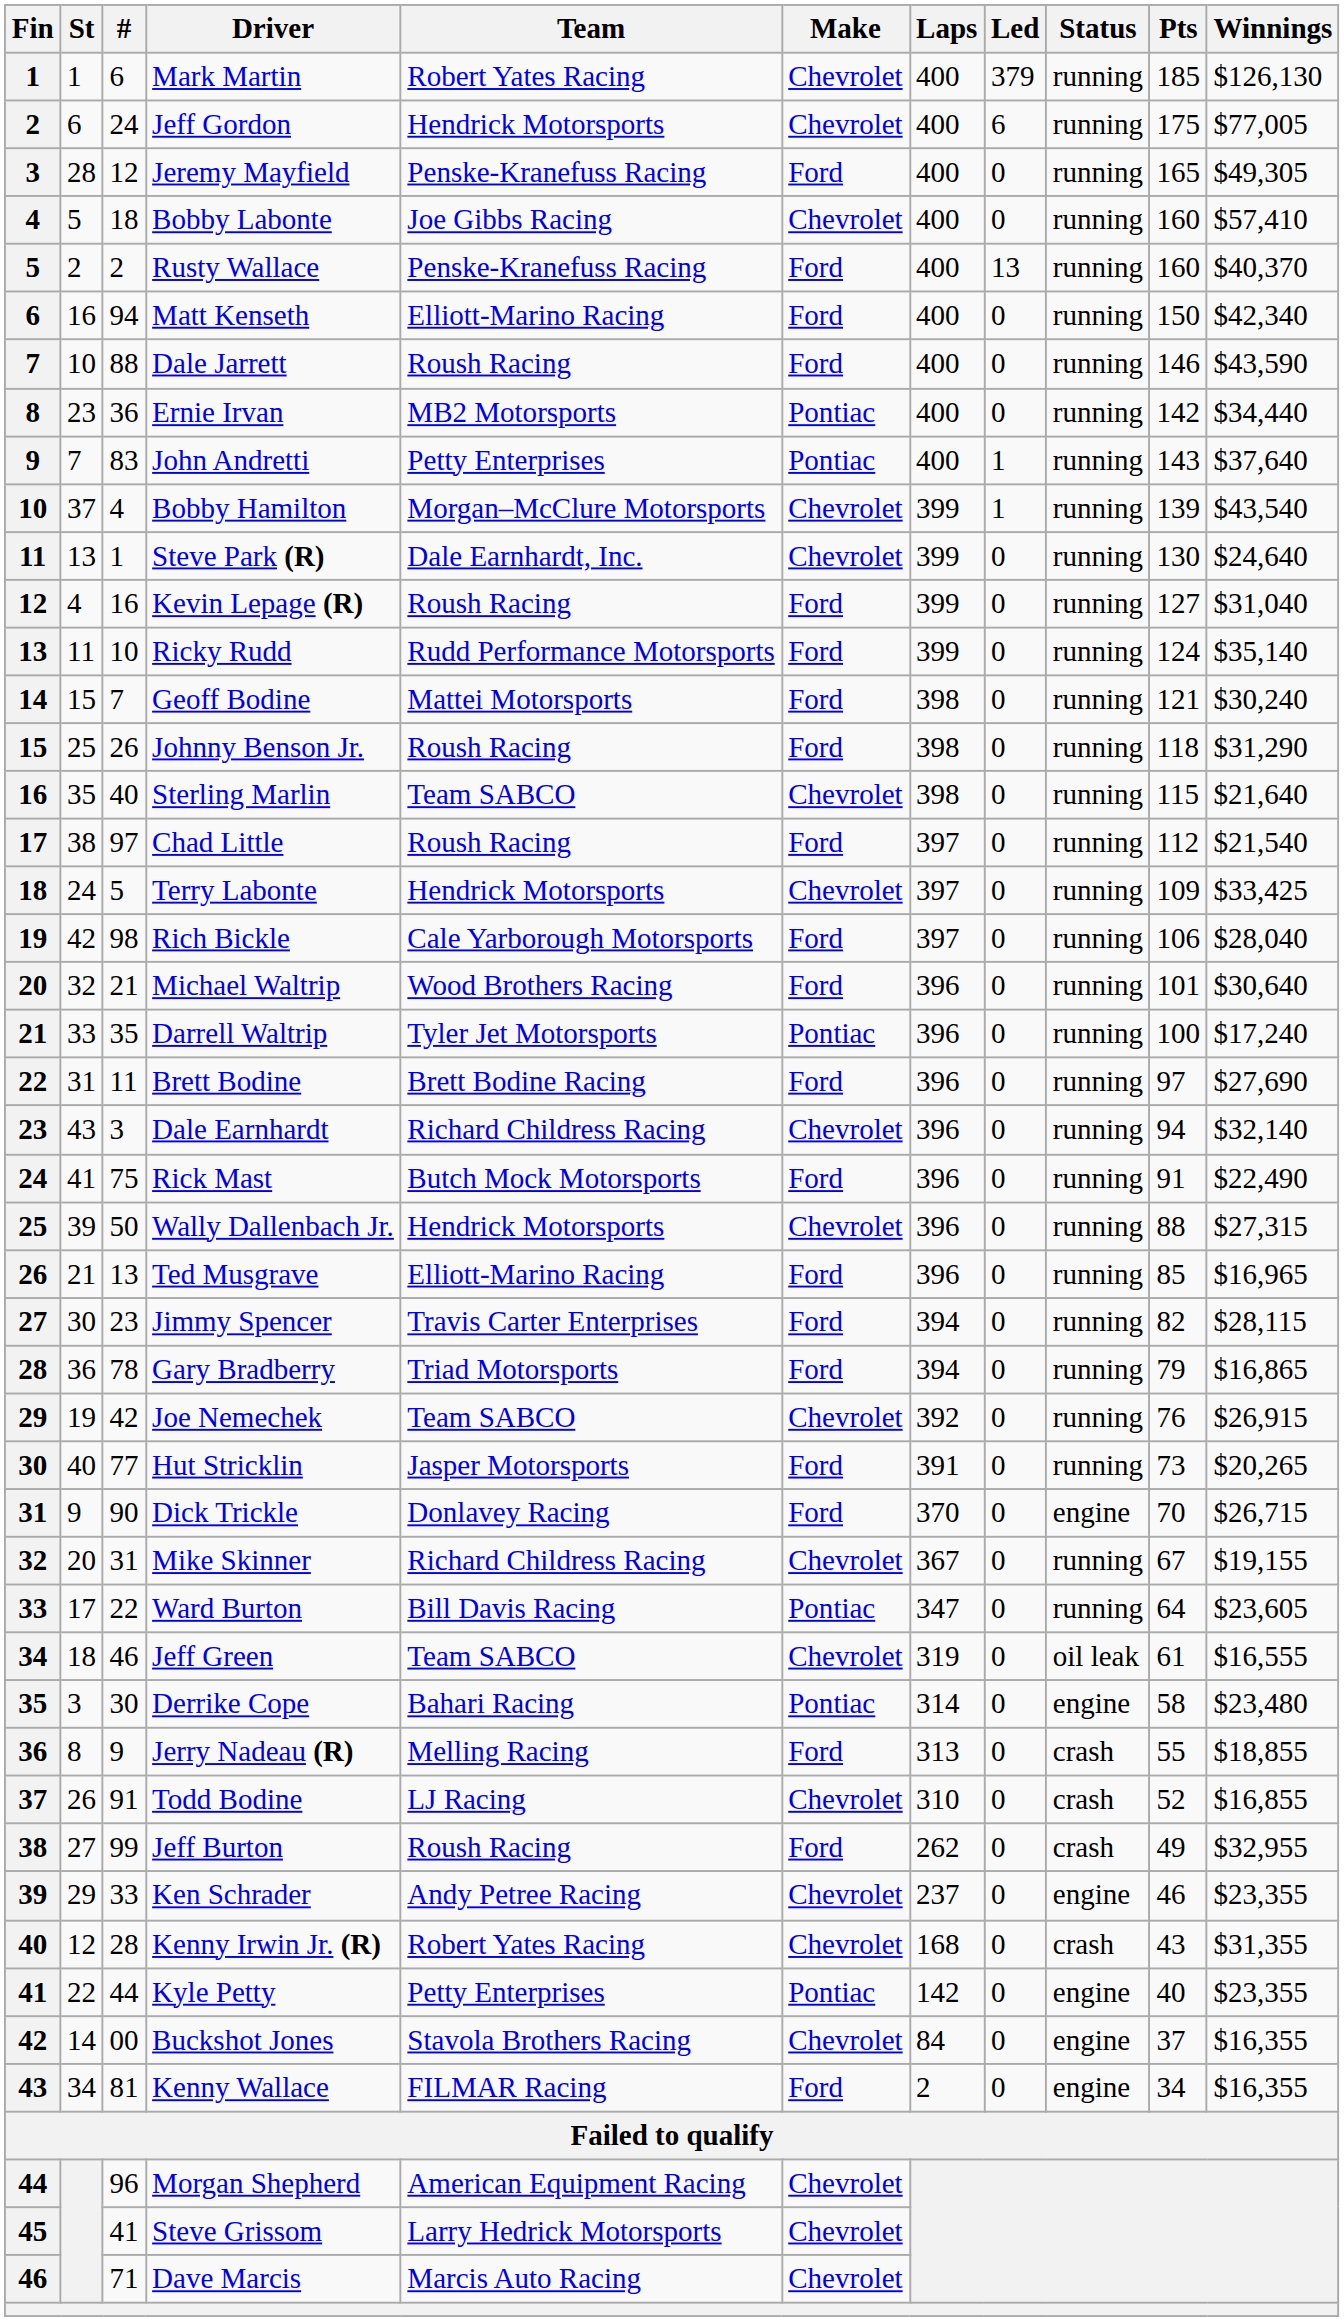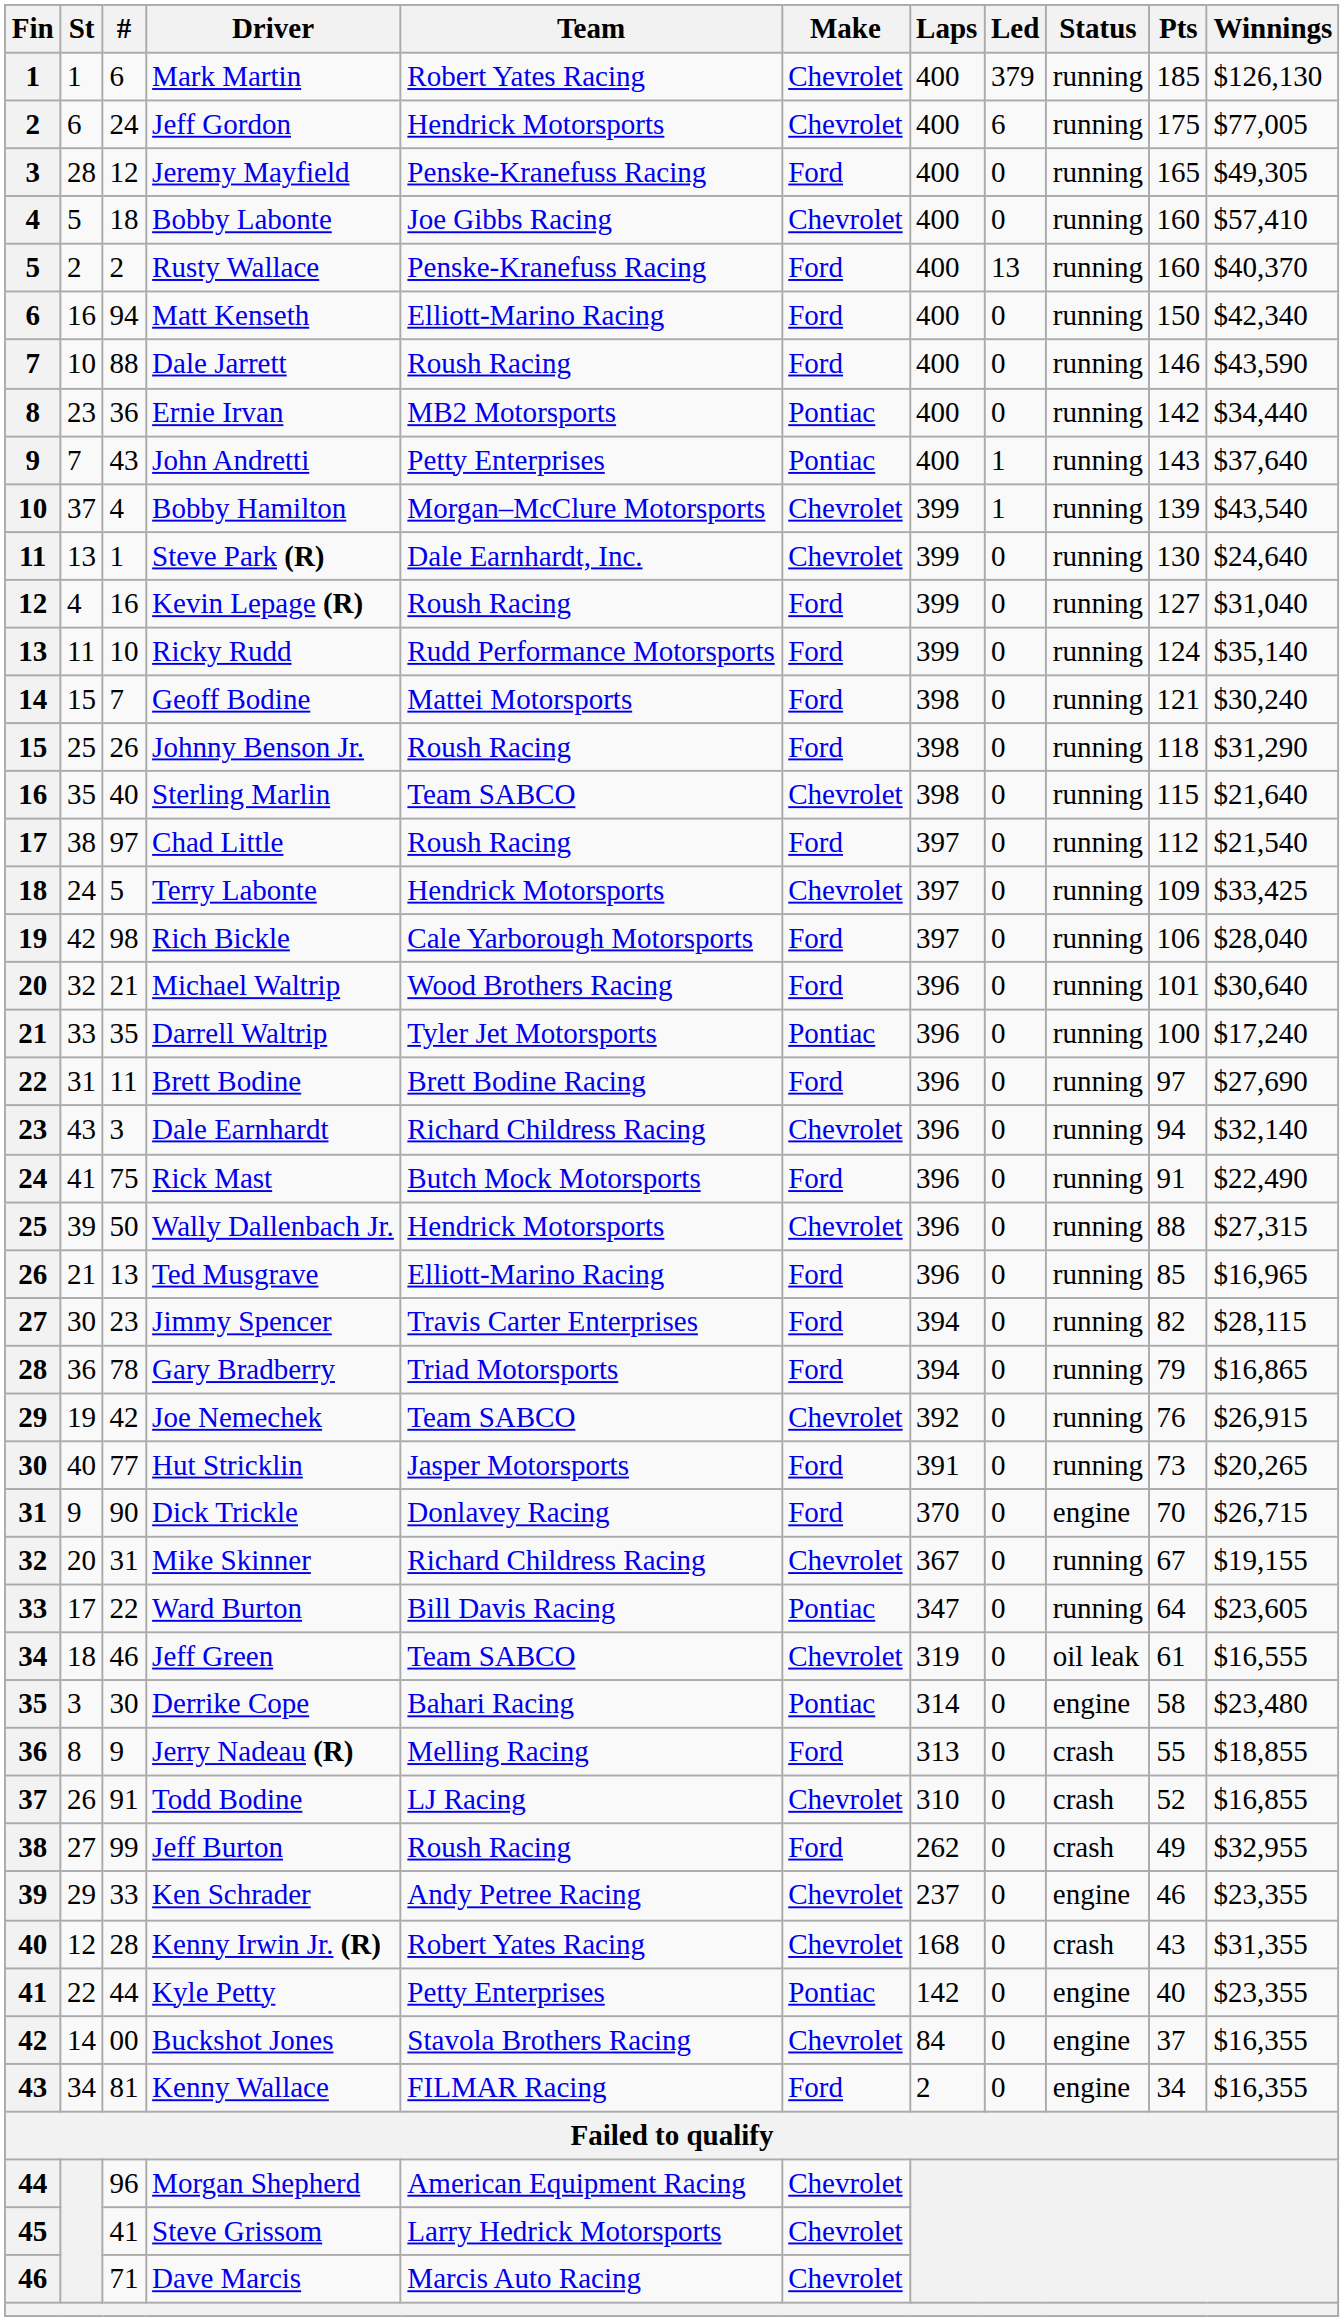(124, 459) 83 -> (124, 459) 43
